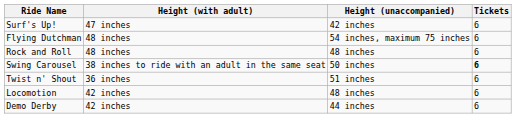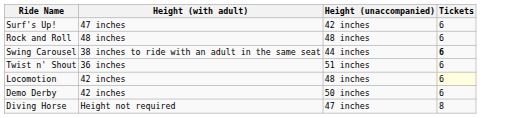- row: (44, 38)
(352, 65) 50 inches -> (347, 52) 44 inches
(477, 92) no background -> (441, 79) lightyellow background
(352, 106) 44 inches -> (347, 92) 50 inches
+ row: (36, 106)
